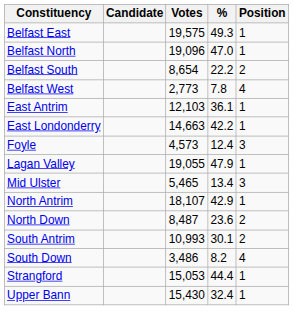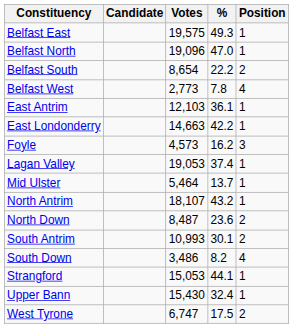(222, 145) 12.4 -> (222, 145) 16.2
(187, 164) 19,055 -> (187, 164) 19,053
(222, 164) 47.9 -> (222, 164) 37.4
(184, 182) 5,465 -> (184, 182) 5,464
(222, 182) 13.4 -> (222, 182) 13.7
(242, 182) 3 -> (242, 182) 1
(222, 201) 42.9 -> (222, 201) 43.2
(222, 276) 44.4 -> (222, 276) 44.1
+ row: (40, 314)
